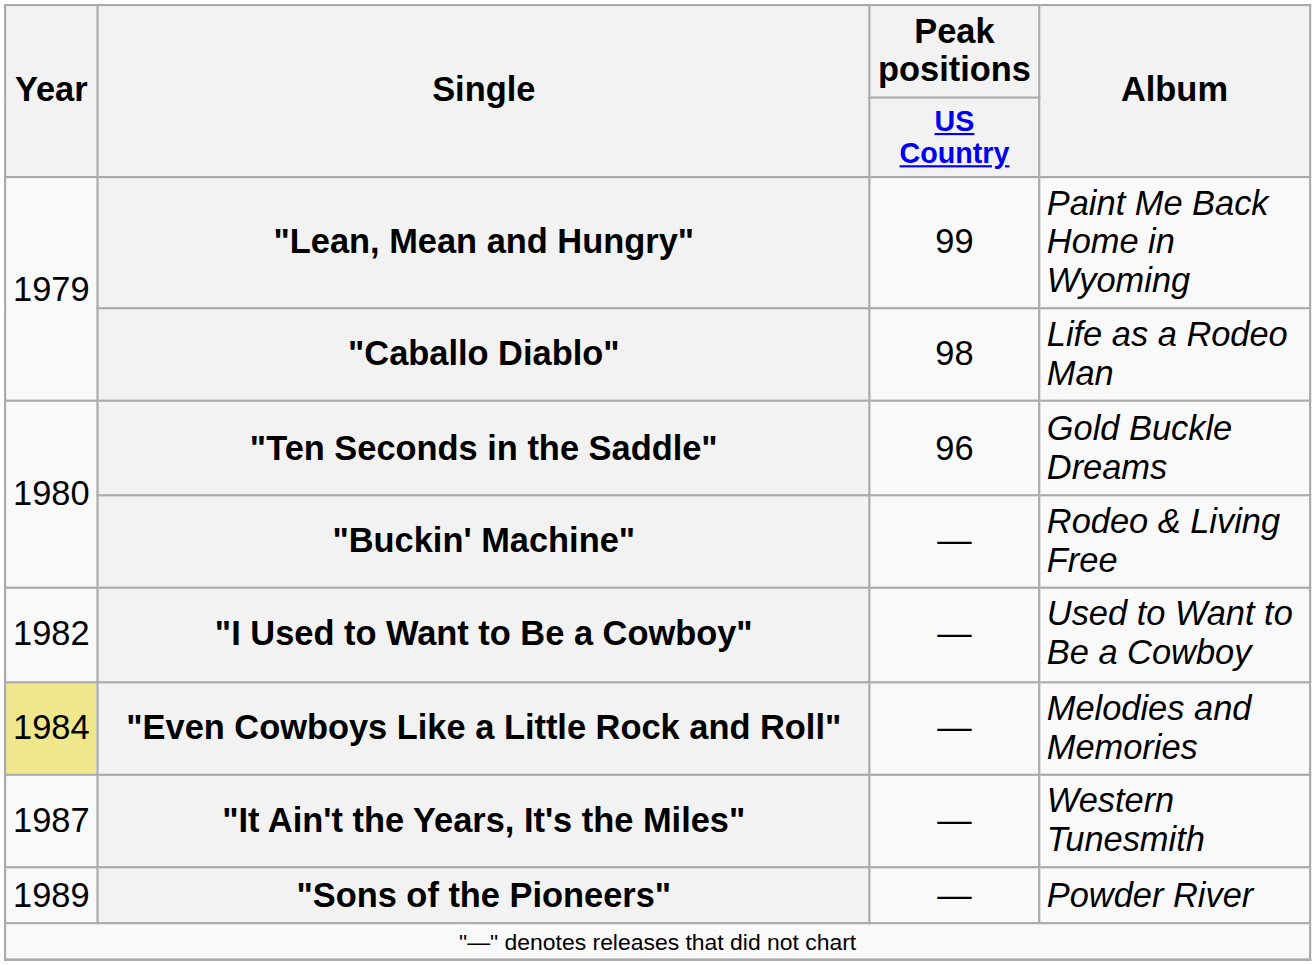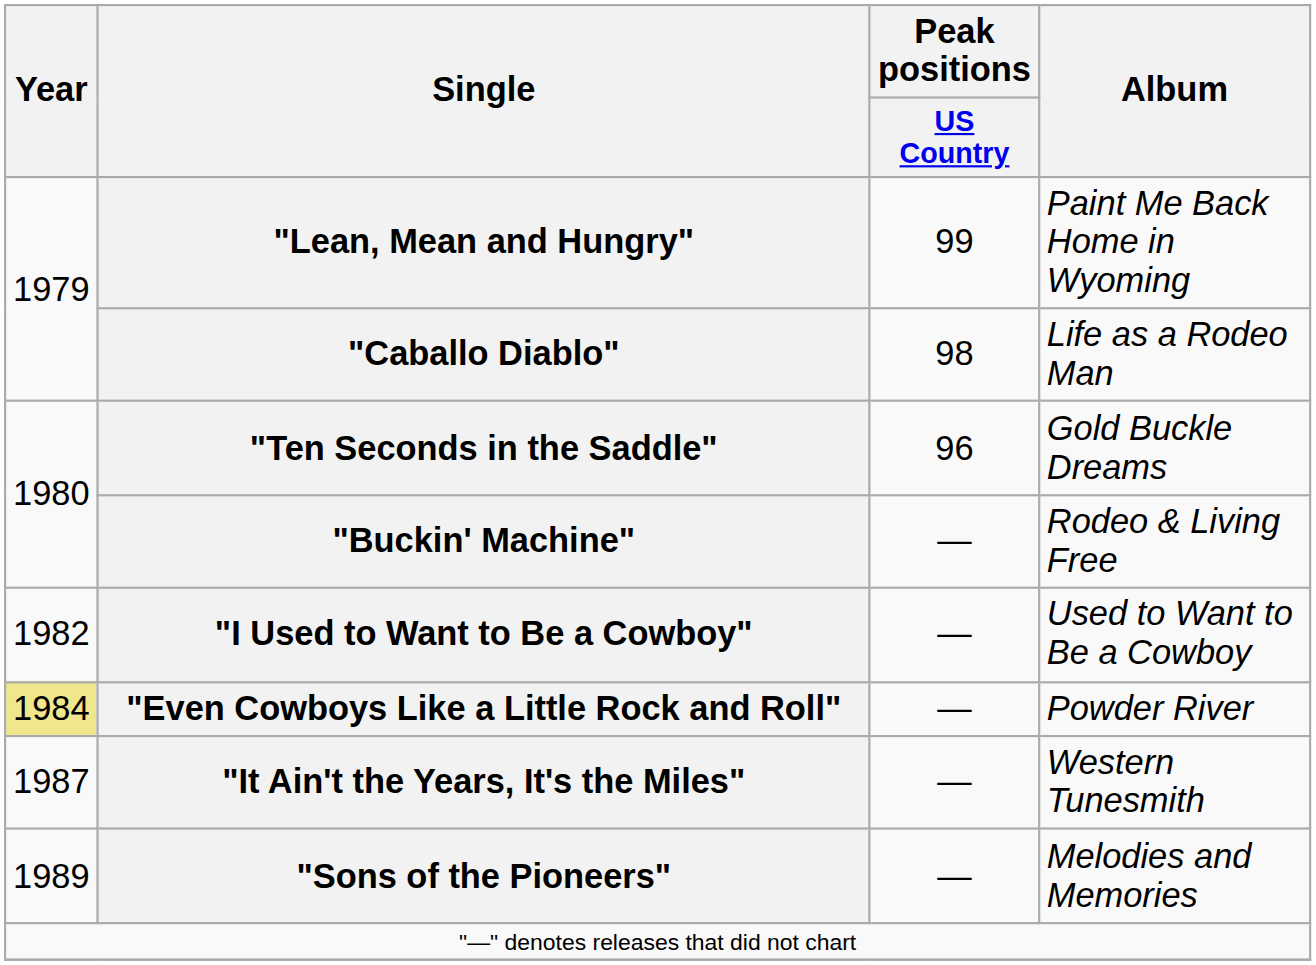(1149, 727) Melodies and Memories -> (1150, 708) Powder River
(1150, 894) Powder River -> (1149, 875) Melodies and Memories
